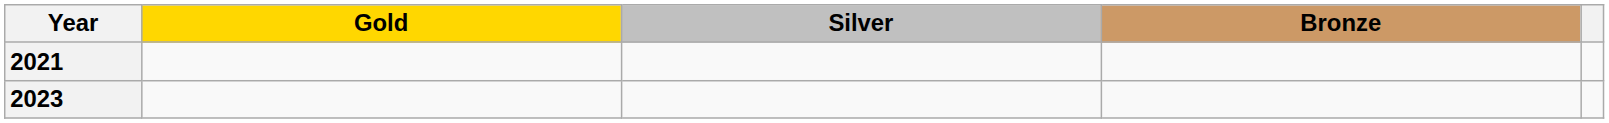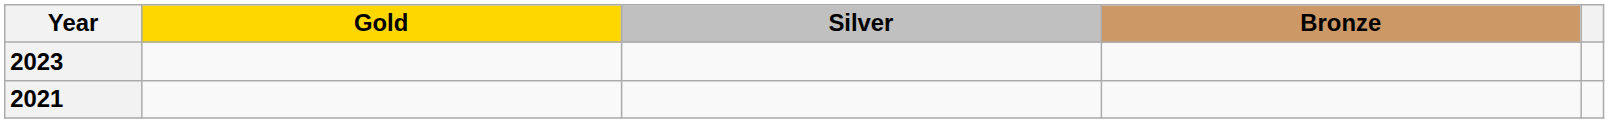rows swapped: (37, 61) <-> (37, 99)
